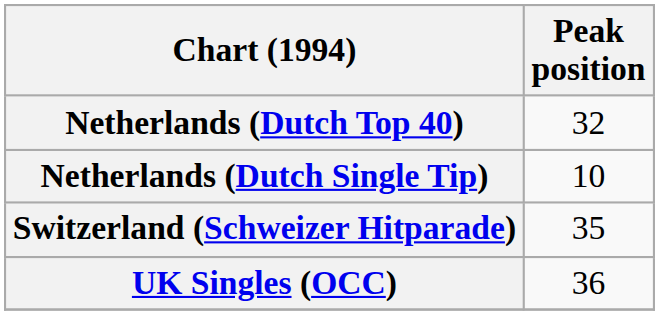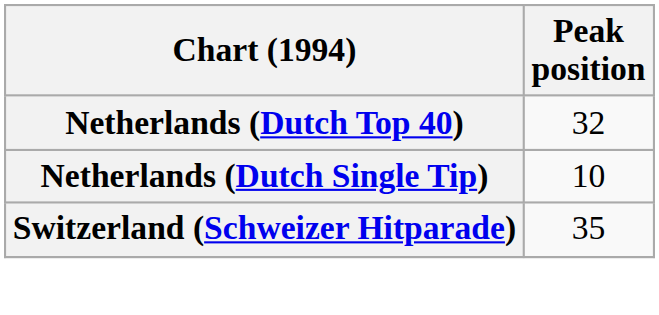- row: (264, 282)
